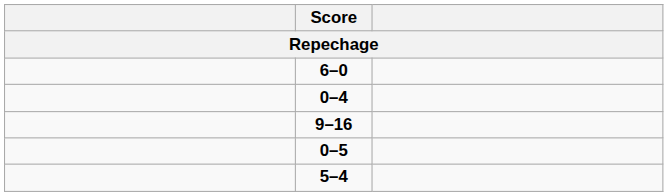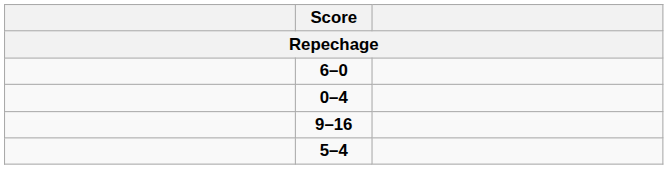- row: (334, 151)
